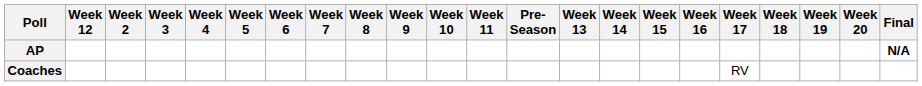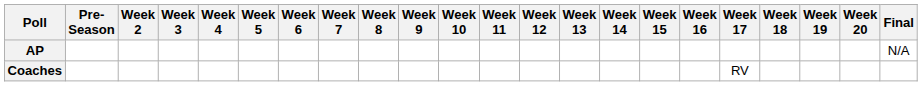columns swapped: (533, 22) <-> (85, 22)
(899, 50) bold -> (899, 50) normal
